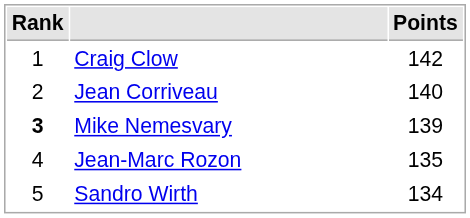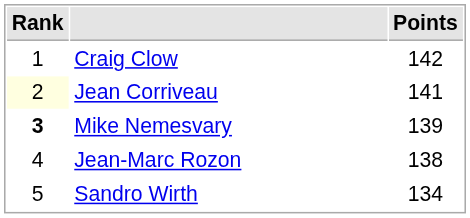(38, 93) no background -> (38, 93) lightyellow background
(425, 93) 140 -> (425, 93) 141
(425, 160) 135 -> (425, 160) 138
